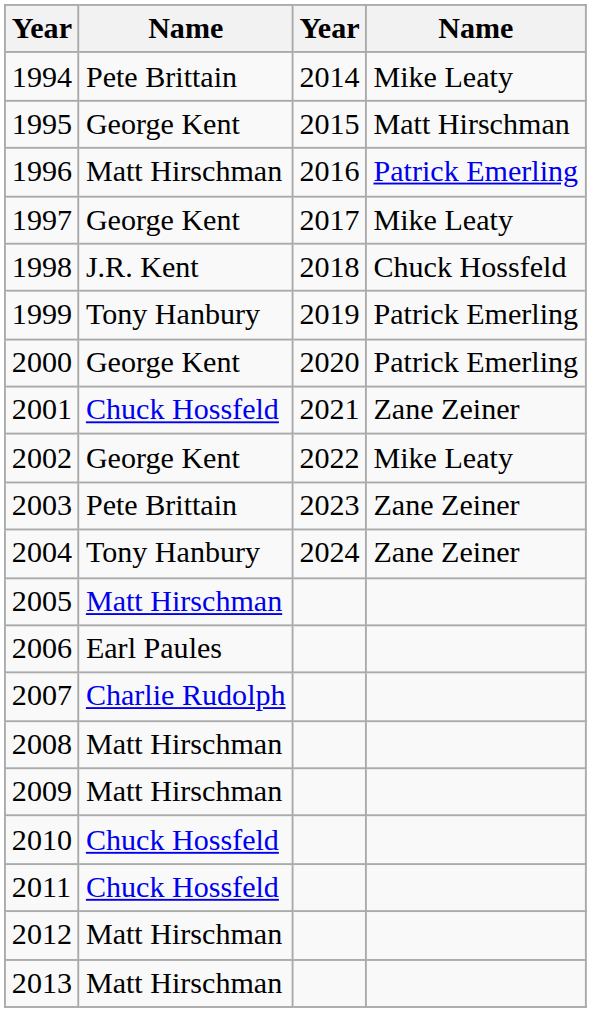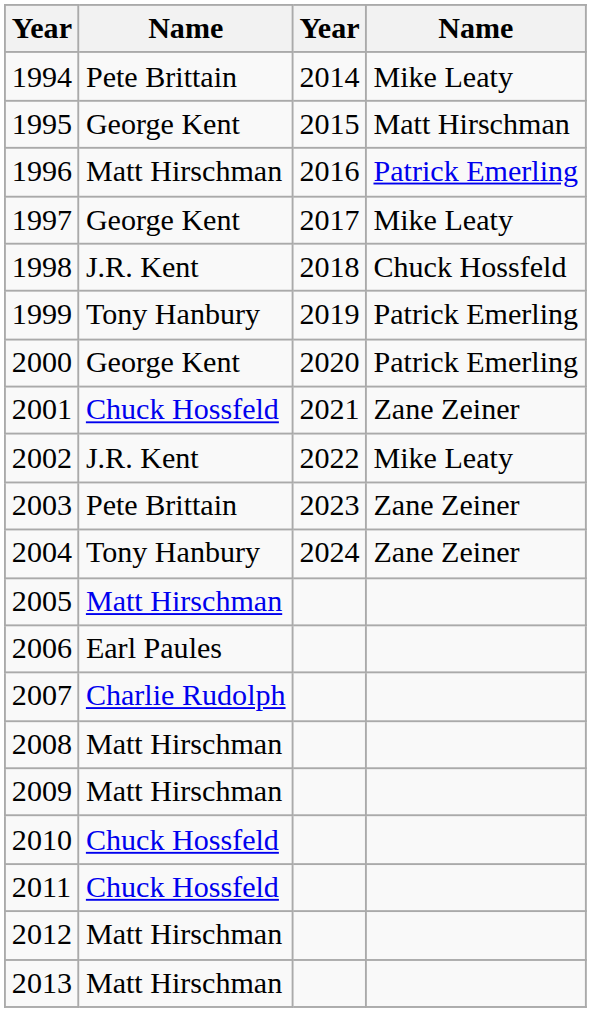(163, 457) George Kent -> (142, 457) J.R. Kent
